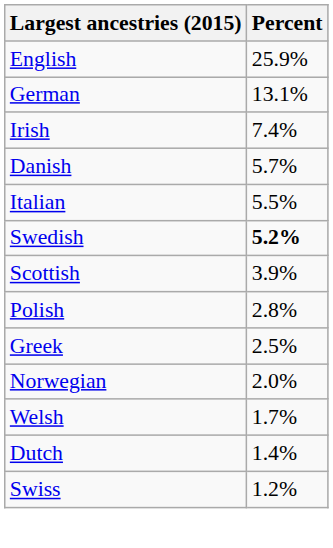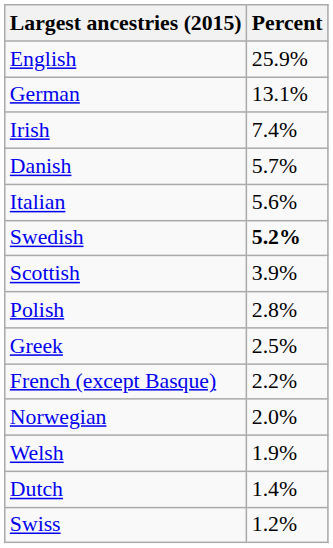(274, 202) 5.5% -> (274, 202) 5.6%
+ row: (113, 381)
(274, 417) 1.7% -> (274, 453) 1.9%
